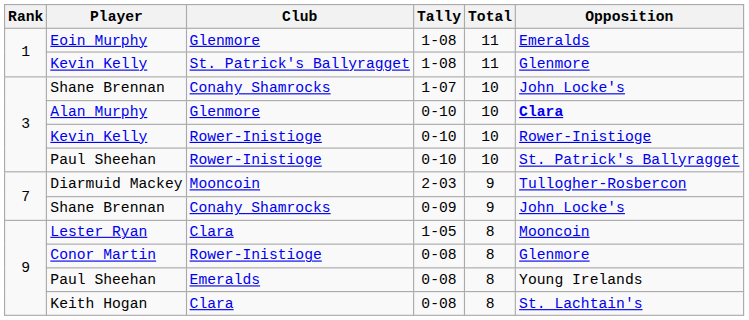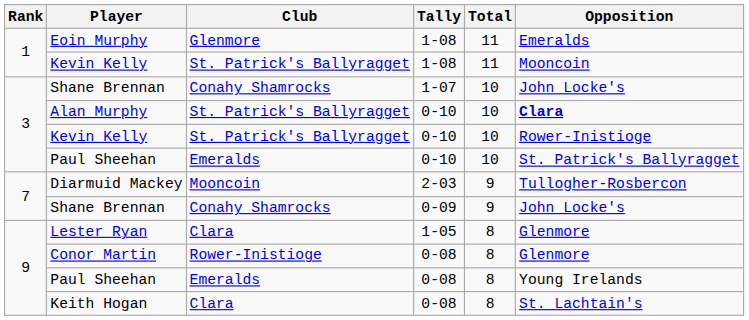(554, 64) Glenmore -> (554, 64) Mooncoin
(225, 112) Glenmore -> (300, 112) St. Patrick's Ballyragget
(256, 136) Rower-Inistioge -> (300, 136) St. Patrick's Ballyragget
(256, 160) Rower-Inistioge -> (225, 160) Emeralds
(554, 232) Mooncoin -> (554, 232) Glenmore
